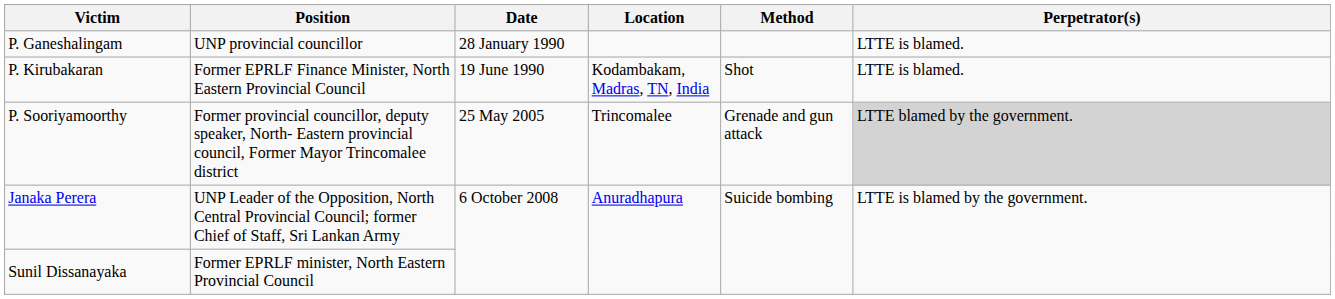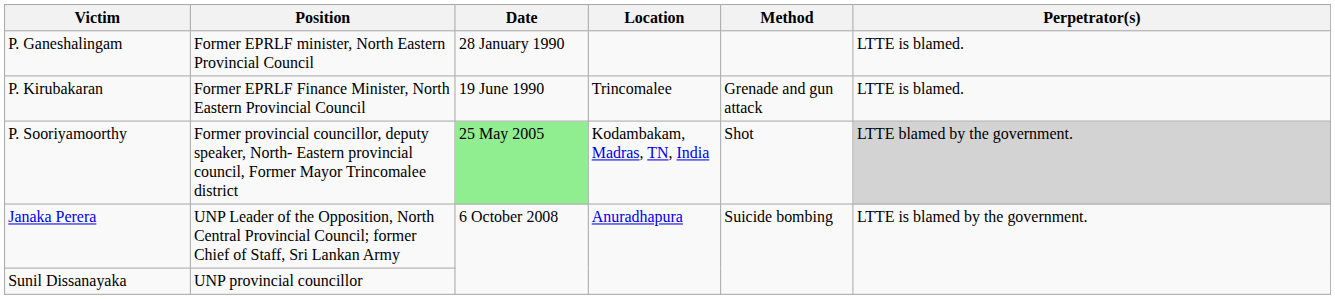(278, 44) UNP provincial councillor -> (320, 53) Former EPRLF minister, North Eastern Provincial Council
(650, 79) Kodambakam, Madras, TN, India -> (632, 89) Trincomalee
(739, 70) Shot -> (779, 98) Grenade and gun attack
(502, 115) no background -> (502, 134) lightgreen background
(632, 115) Trincomalee -> (650, 144) Kodambakam, Madras, TN, India
(779, 125) Grenade and gun attack -> (739, 134) Shot
(320, 272) Former EPRLF minister, North Eastern Provincial Council -> (278, 281) UNP provincial councillor
